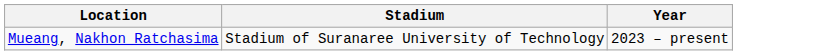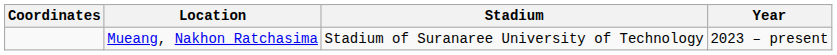+ column: (54, 16)
